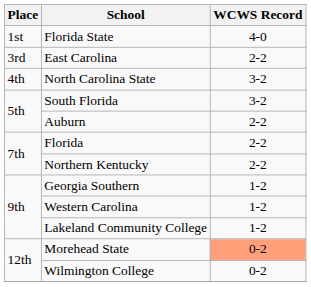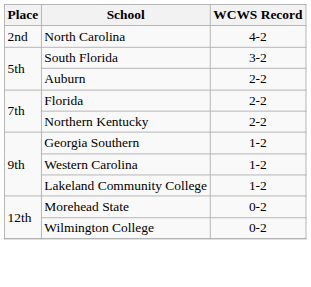- row: (79, 36)
+ row: (85, 36)
- row: (81, 57)
- row: (100, 79)
(258, 249) lightsalmon background -> (258, 206) no background
